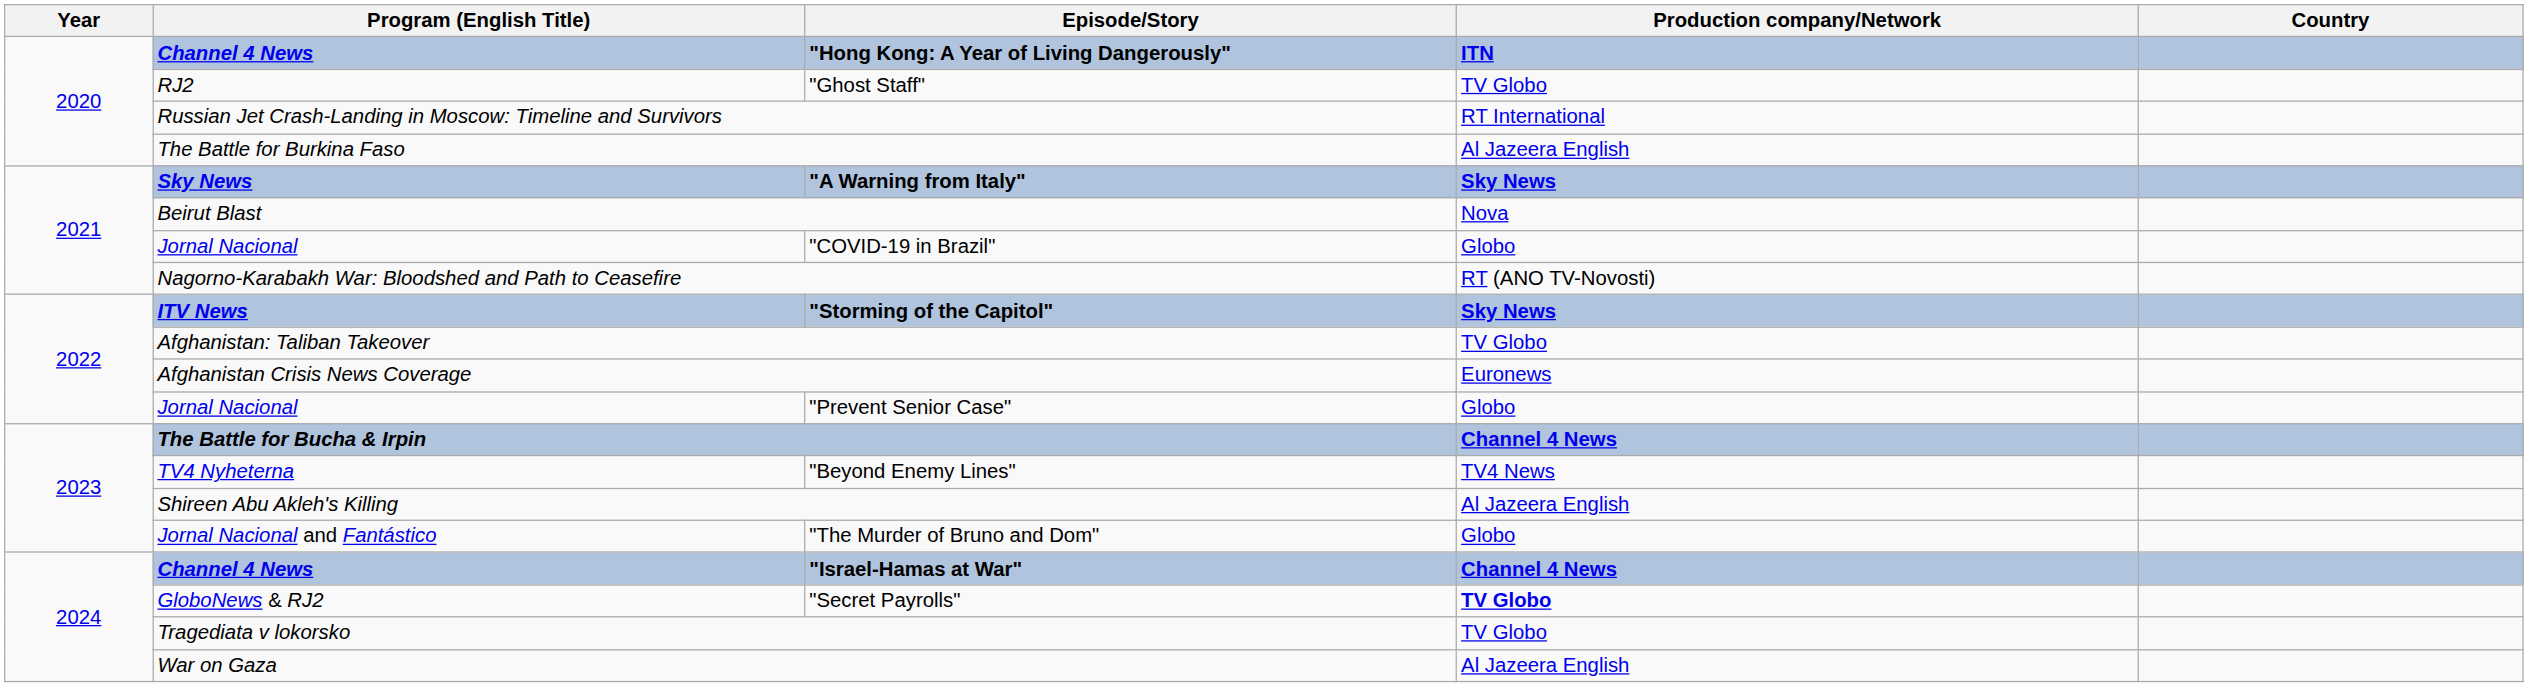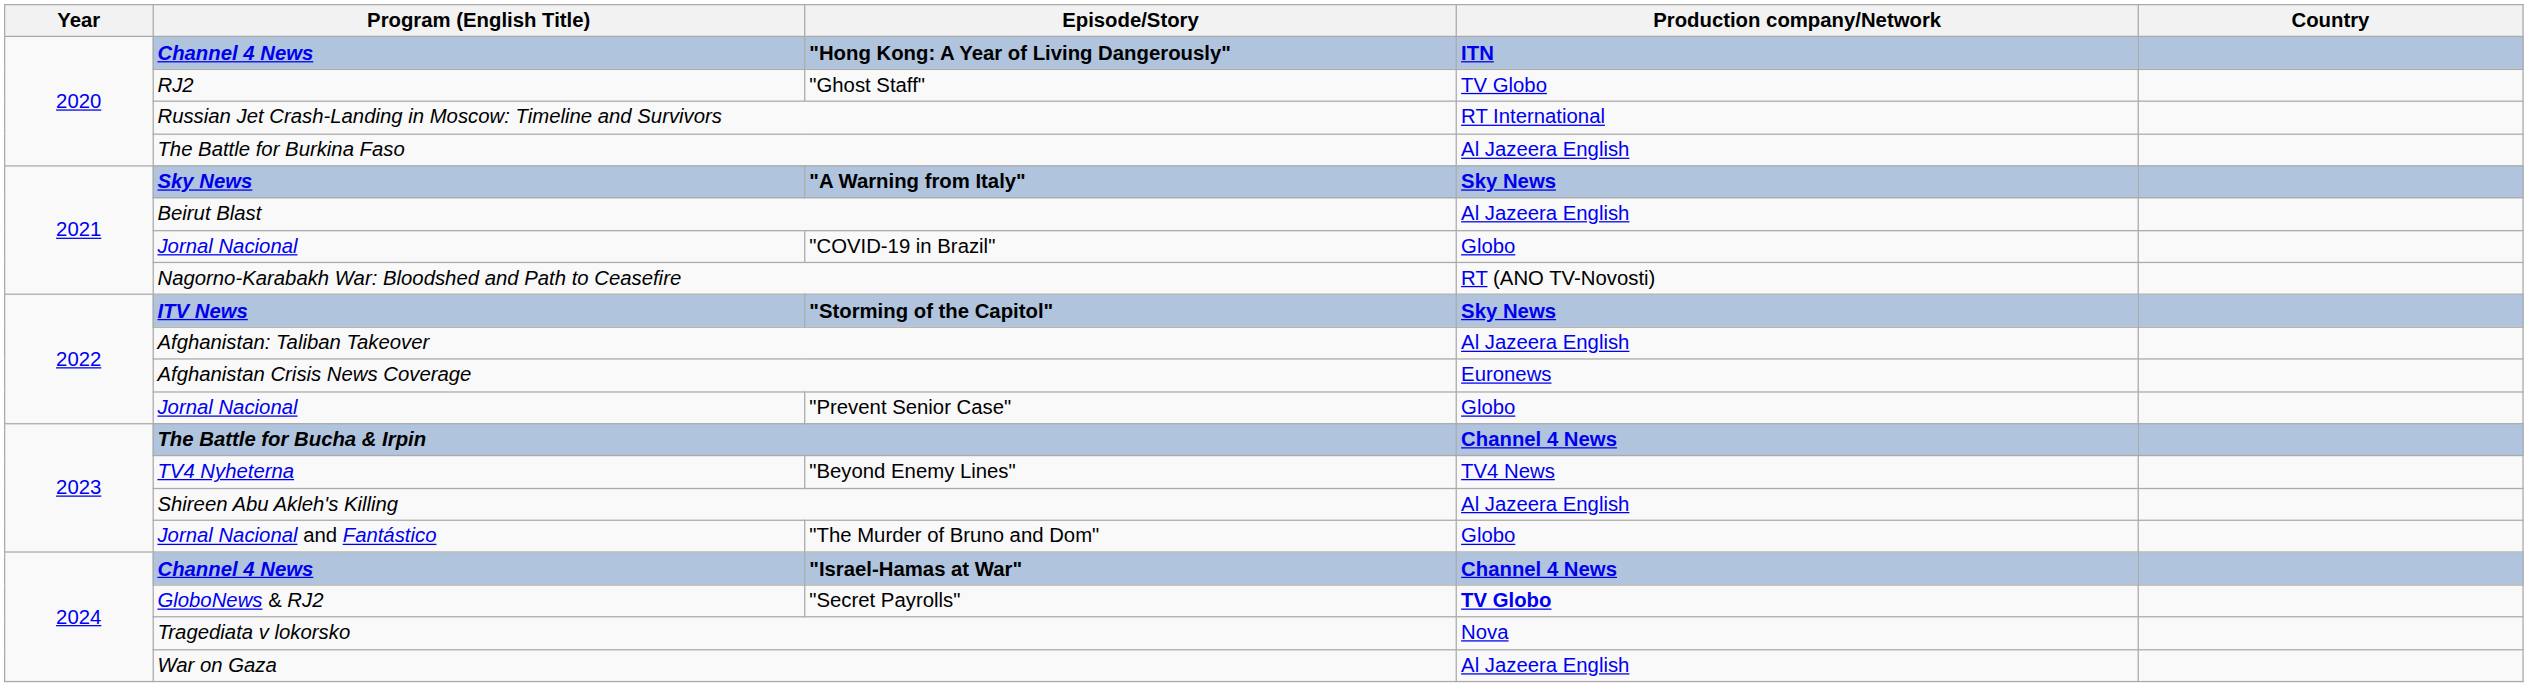(1485, 213) Nova -> (1545, 213) Al Jazeera English
(1504, 342) TV Globo -> (1545, 342) Al Jazeera English
(1504, 632) TV Globo -> (1485, 632) Nova
